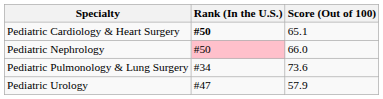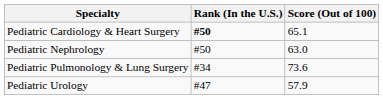(202, 49) pink background -> (202, 49) no background
(298, 49) 66.0 -> (298, 49) 63.0
